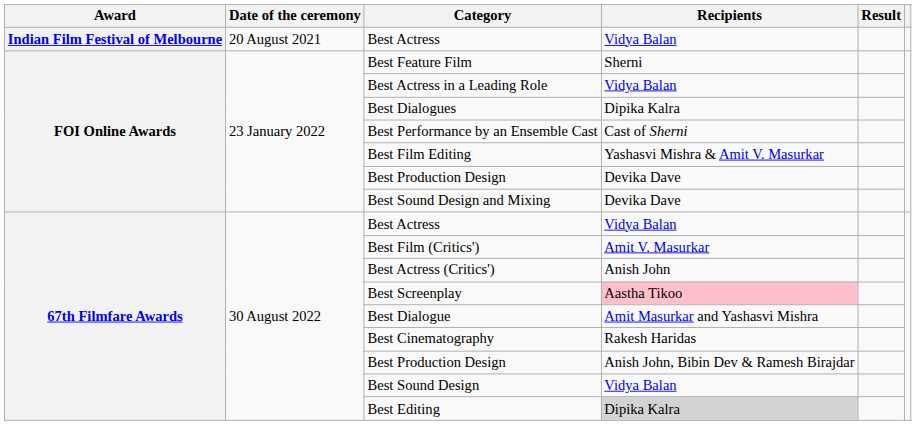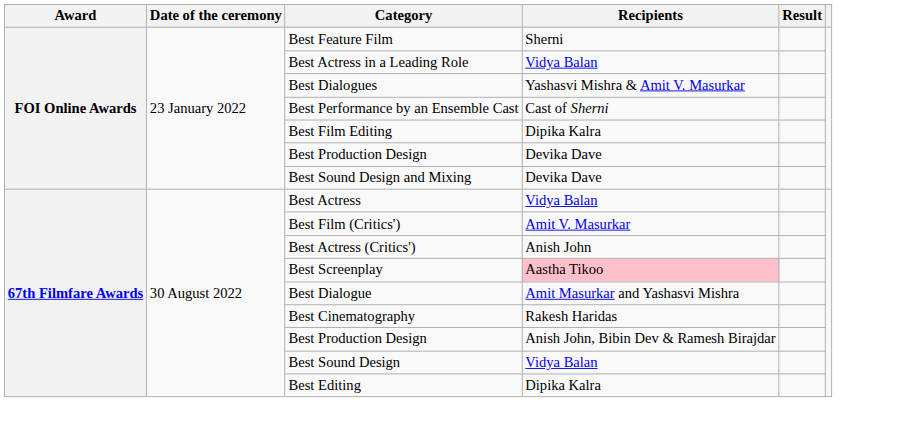- row: (115, 39)
(642, 108) Dipika Kalra -> (635, 85) Yashasvi Mishra & Amit V. Masurkar
(714, 154) Yashasvi Mishra & Amit V. Masurkar -> (563, 131) Dipika Kalra
(642, 408) lightgrey background -> (563, 385) no background
